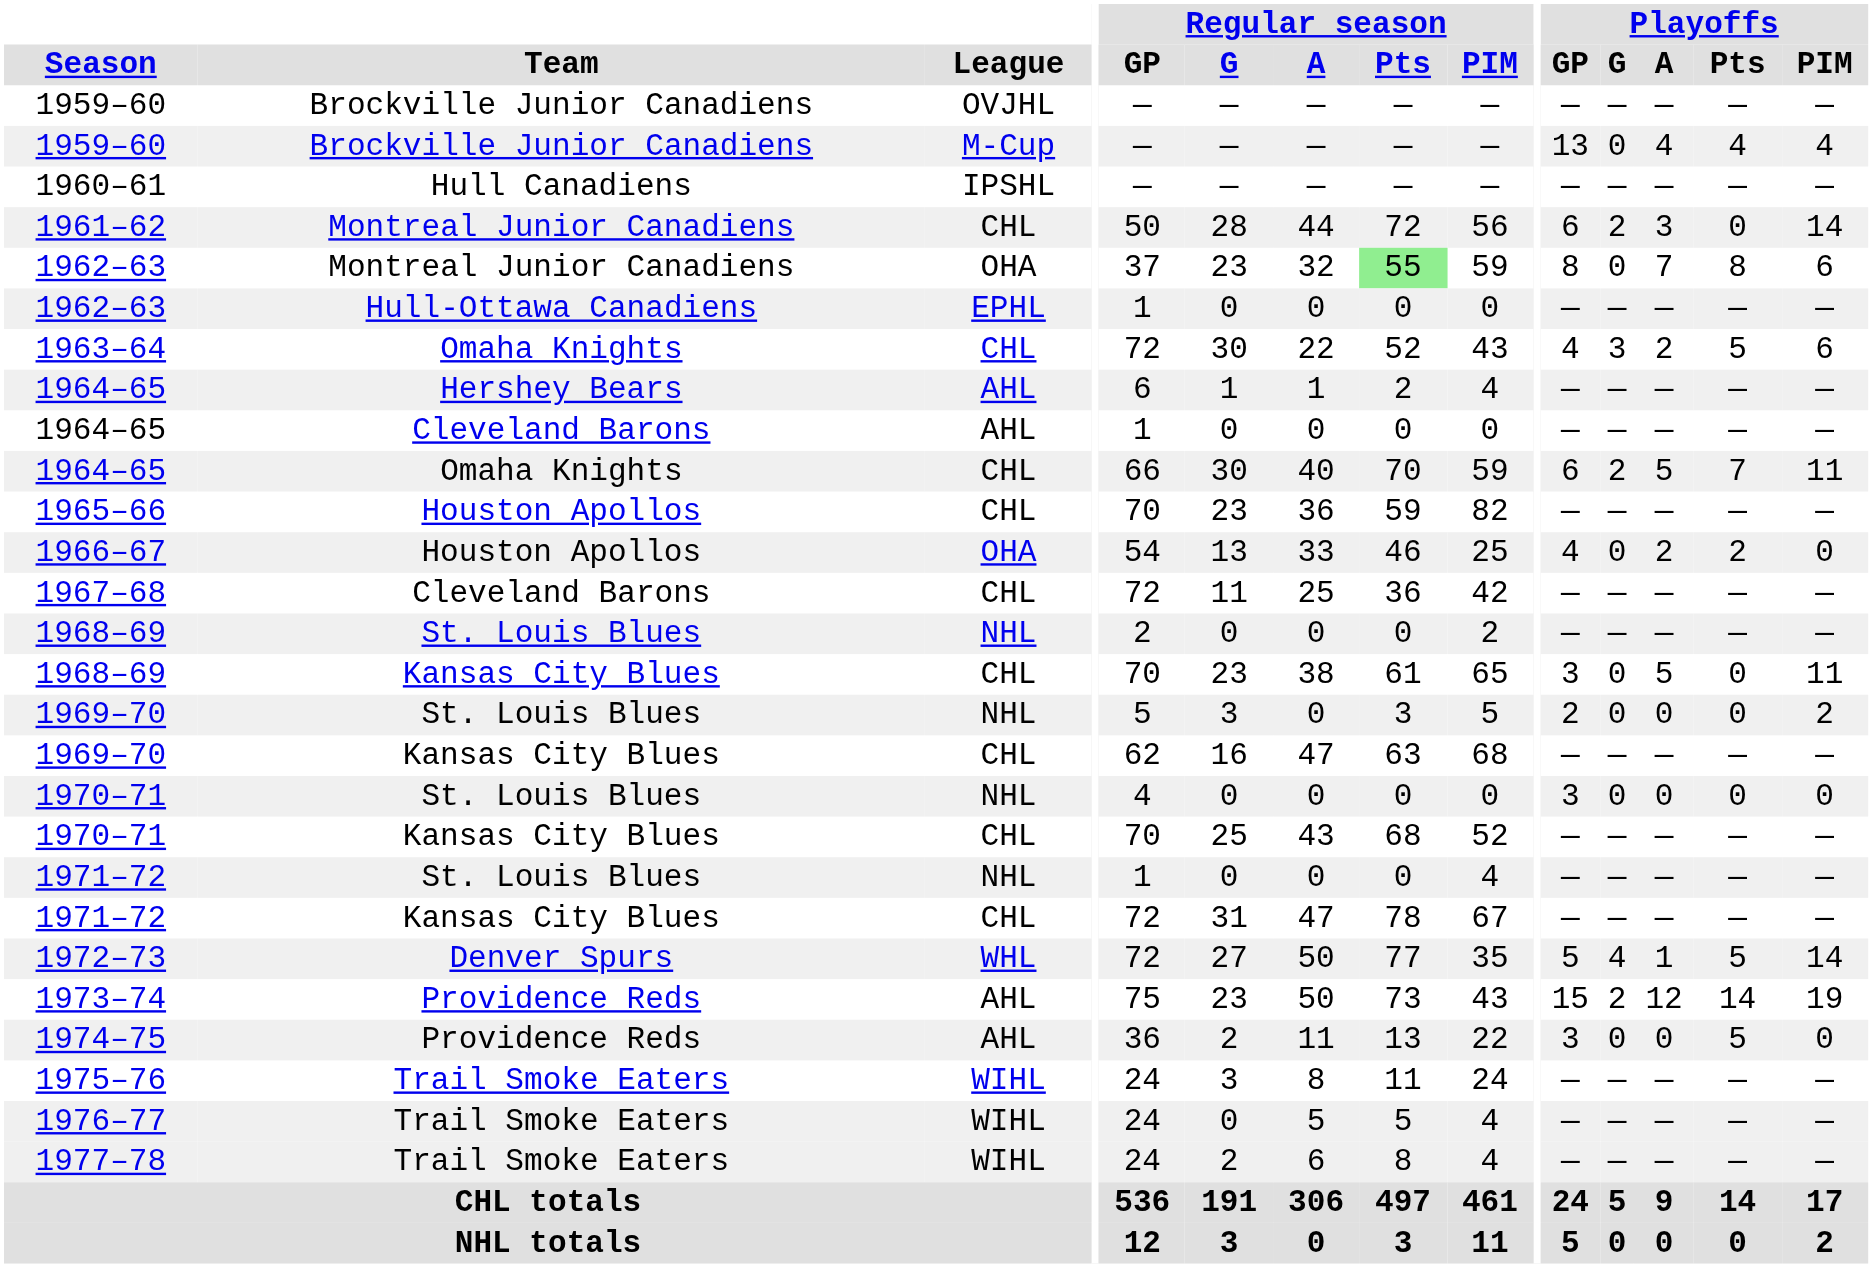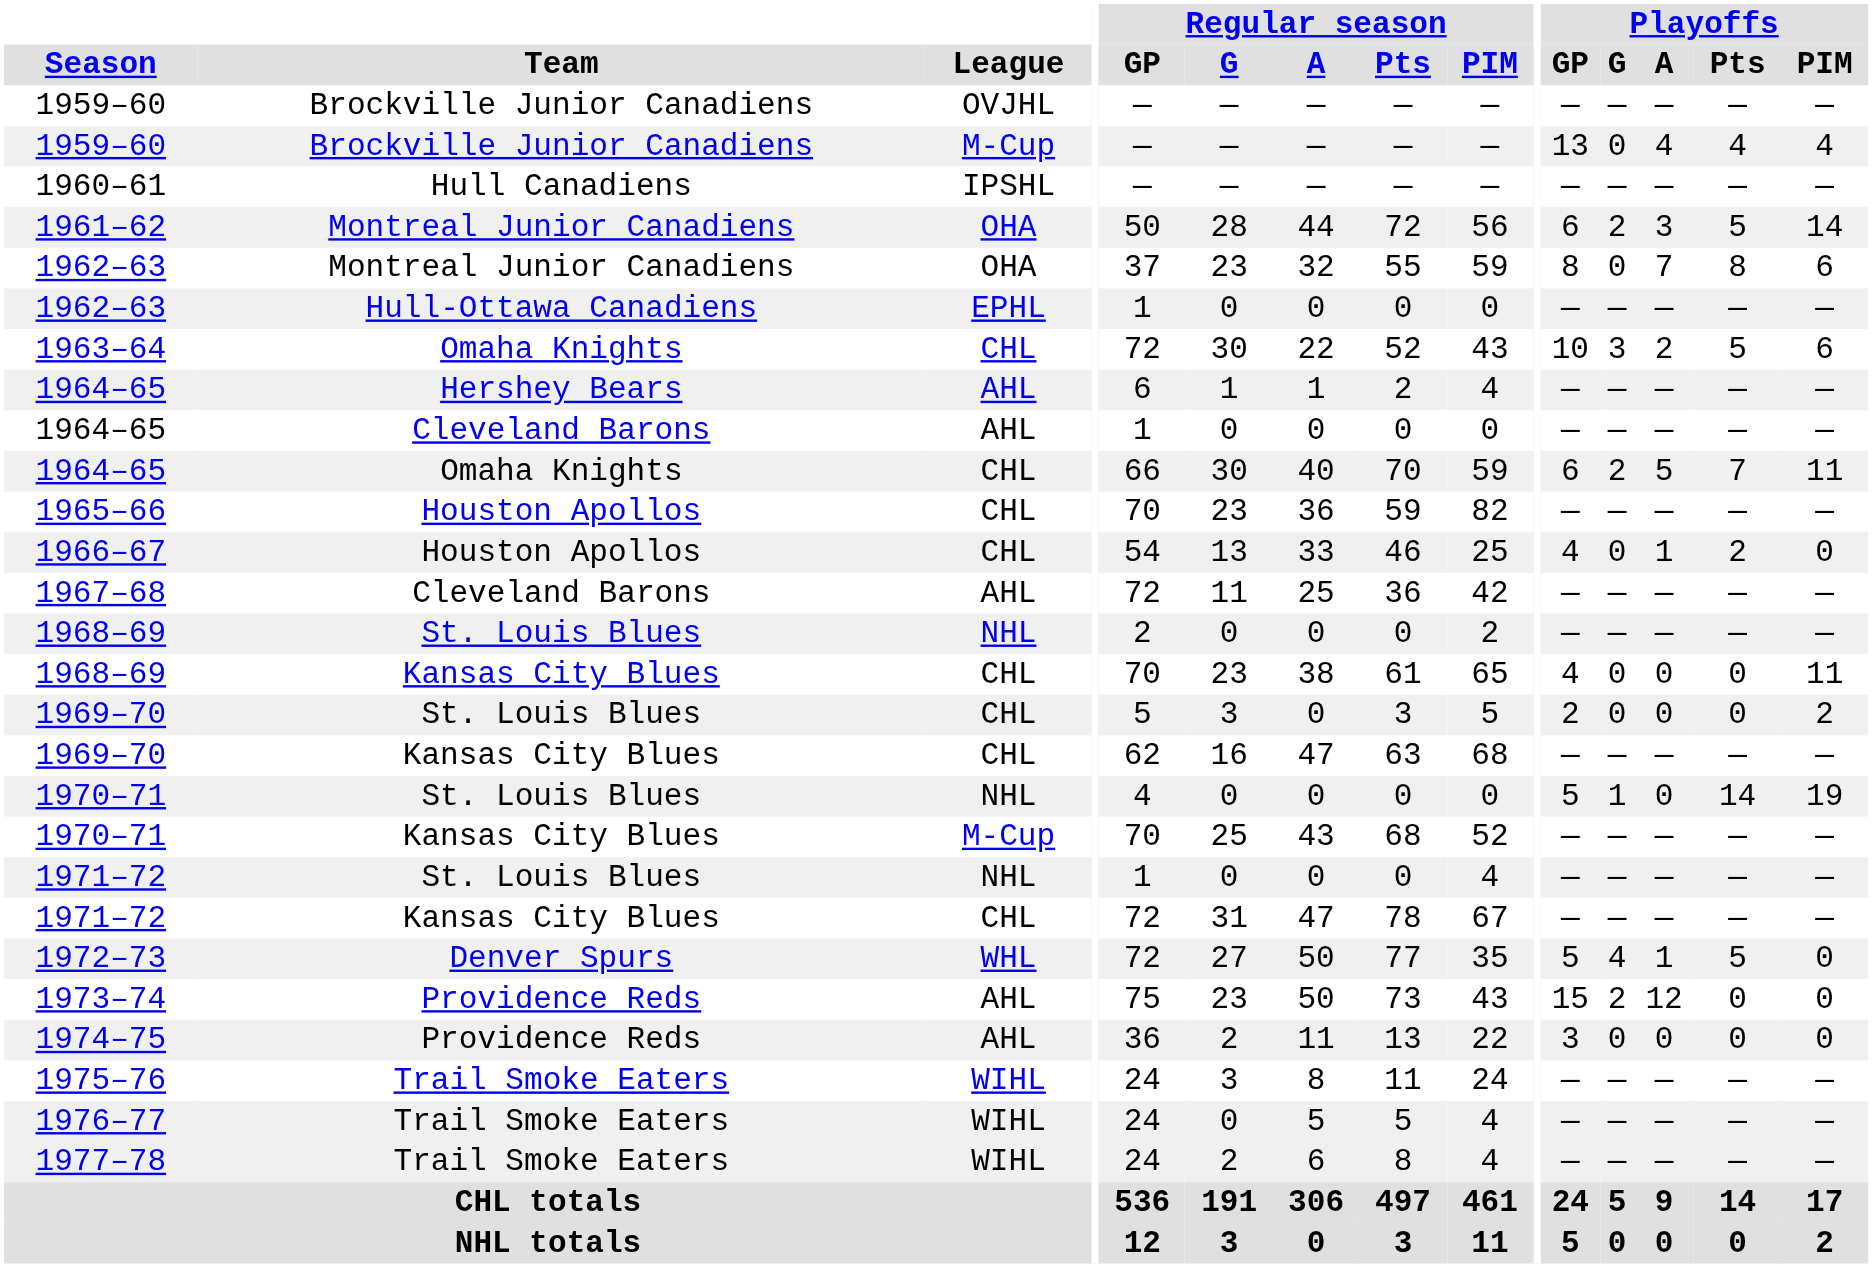(1009, 227) CHL -> (1009, 227) OHA
(1738, 227) 0 -> (1738, 227) 5
(1403, 268) lightgreen background -> (1403, 268) no background
(1570, 349) 4 -> (1570, 349) 10
(1009, 553) OHA -> (1009, 553) CHL
(1664, 553) 2 -> (1664, 553) 1
(1009, 593) CHL -> (1009, 593) AHL
(1570, 674) 3 -> (1570, 674) 4
(1664, 674) 5 -> (1664, 674) 0
(1009, 715) NHL -> (1009, 715) CHL
(1570, 796) 3 -> (1570, 796) 5
(1617, 796) 0 -> (1617, 796) 1
(1738, 796) 0 -> (1738, 796) 14
(1825, 796) 0 -> (1825, 796) 19
(1009, 837) CHL -> (1009, 837) M-Cup
(1825, 959) 14 -> (1825, 959) 0
(1738, 999) 14 -> (1738, 999) 0
(1825, 999) 19 -> (1825, 999) 0
(1738, 1040) 5 -> (1738, 1040) 0
